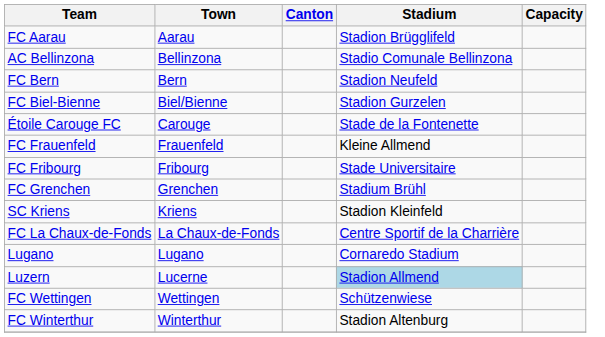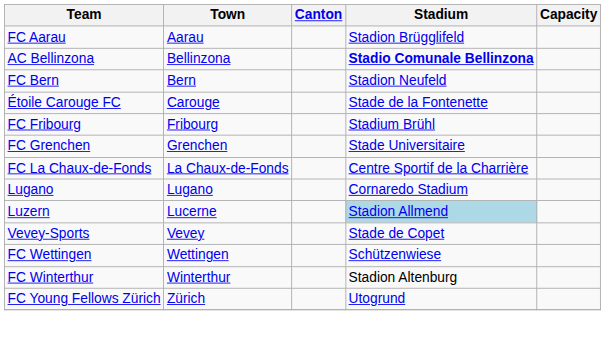(426, 59) normal -> (441, 59) bold
- row: (54, 102)
- row: (52, 146)
(398, 168) Stade Universitaire -> (392, 124) Stadium Brühl
(383, 189) Stadium Brühl -> (407, 146) Stade Universitaire
- row: (39, 211)
+ row: (49, 233)
+ row: (84, 299)
